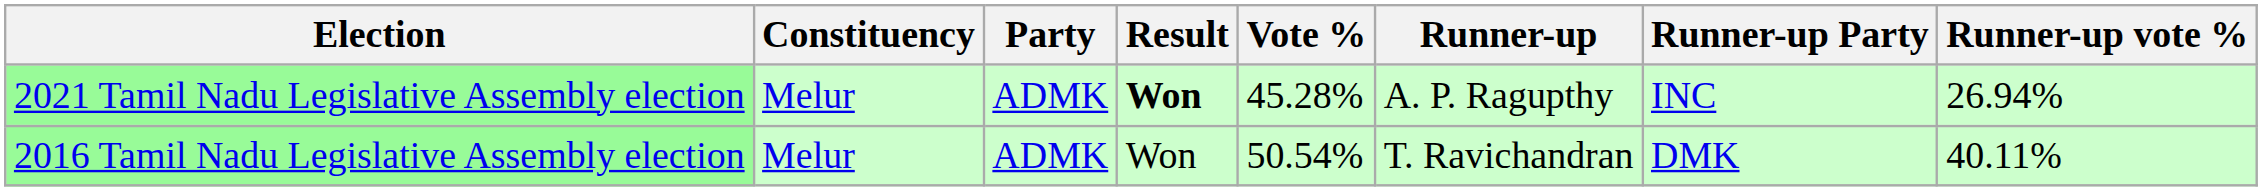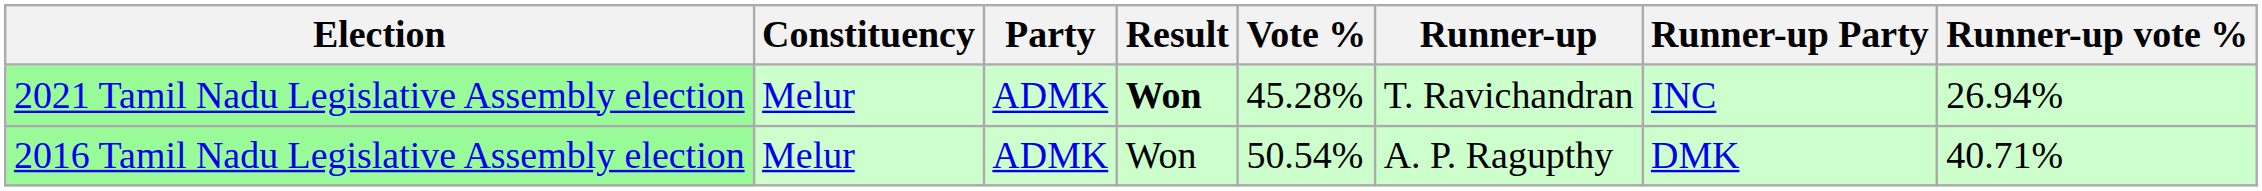(1498, 94) A. P. Ragupthy -> (1509, 94) T. Ravichandran
(1509, 154) T. Ravichandran -> (1498, 154) A. P. Ragupthy
(2004, 154) 40.11% -> (2005, 154) 40.71%
